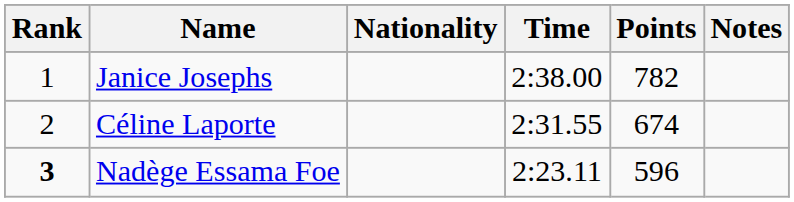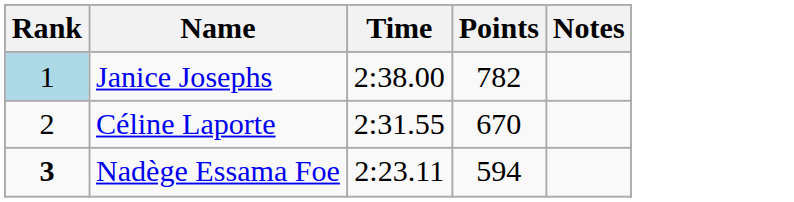- column: (426, 28)
(47, 76) no background -> (47, 76) lightblue background
(656, 123) 674 -> (499, 123) 670
(656, 171) 596 -> (499, 171) 594
